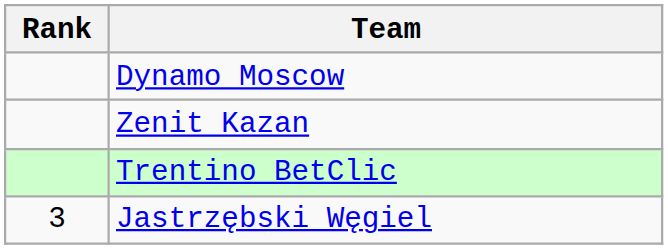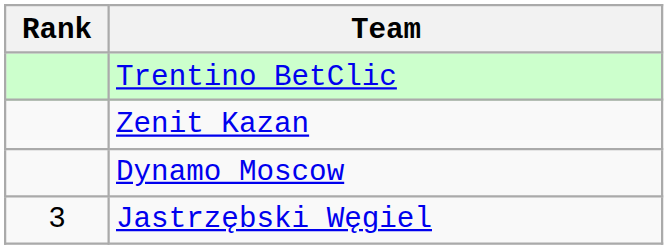rows swapped: (256, 172) <-> (230, 77)
